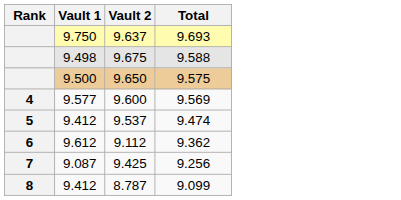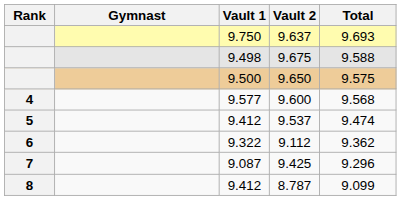+ column: (137, 15)
(193, 100) 9.569 -> (358, 100) 9.568
(80, 142) 9.612 -> (244, 142) 9.322
(193, 163) 9.256 -> (358, 163) 9.296
